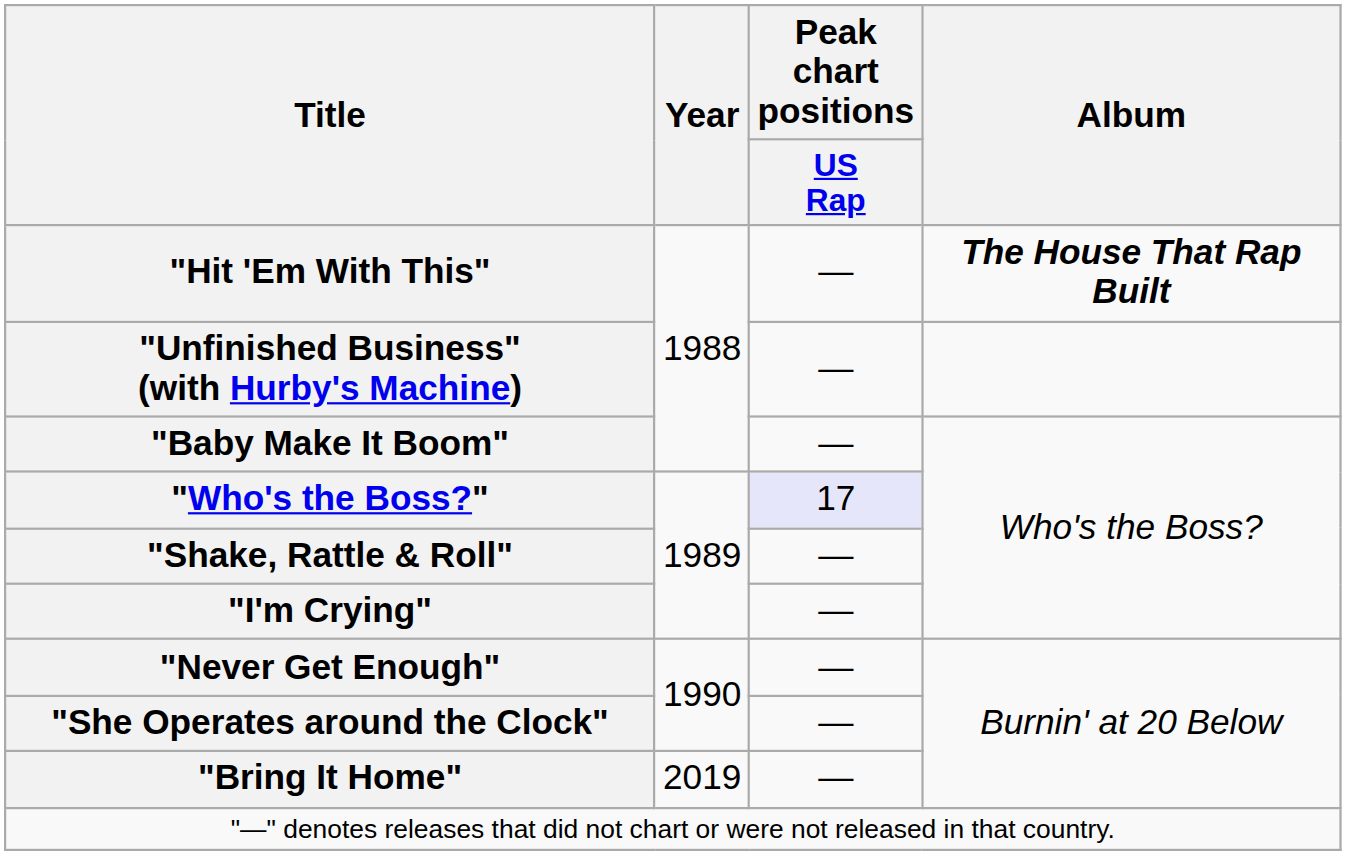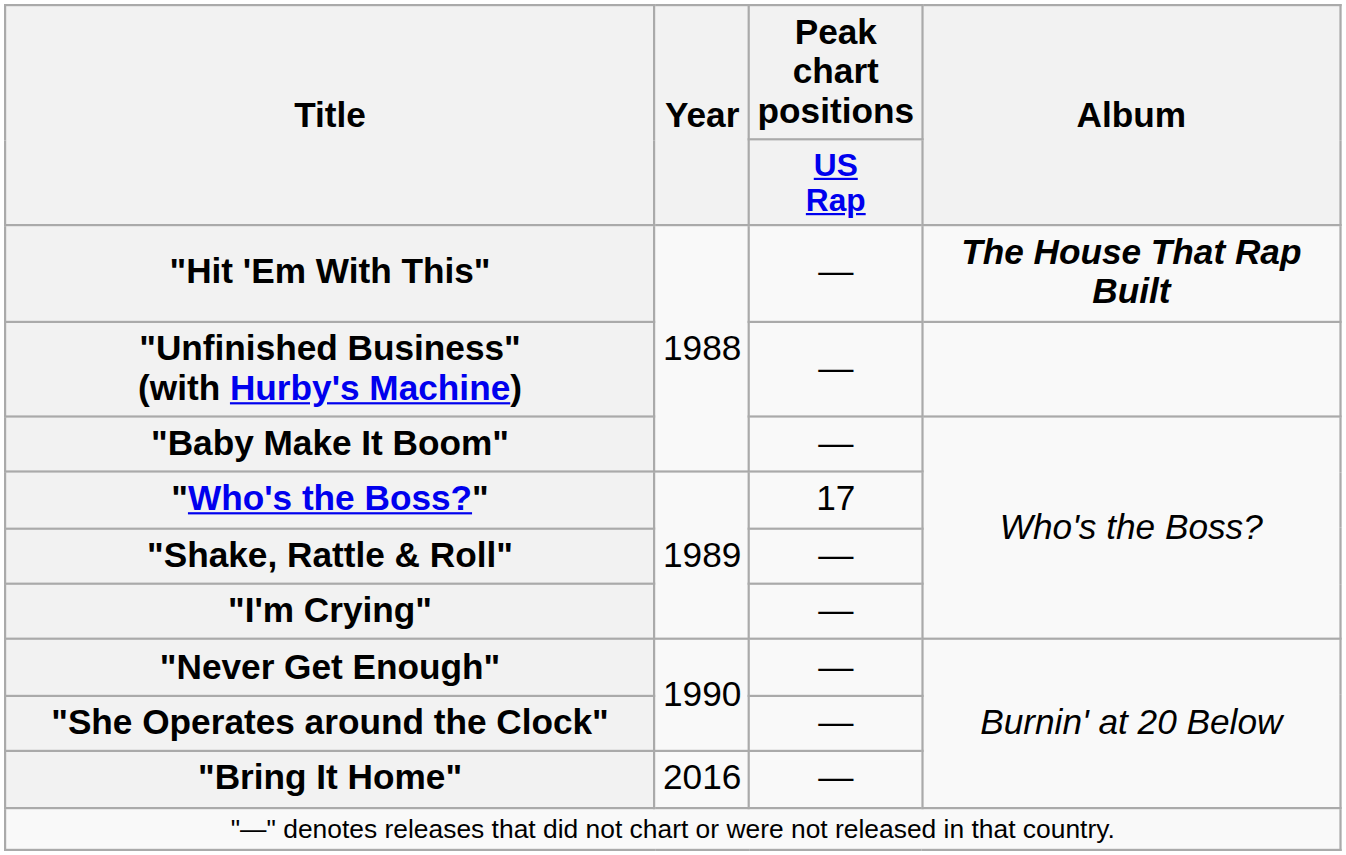(836, 499) lavender background -> (836, 499) no background
(702, 778) 2019 -> (702, 778) 2016
